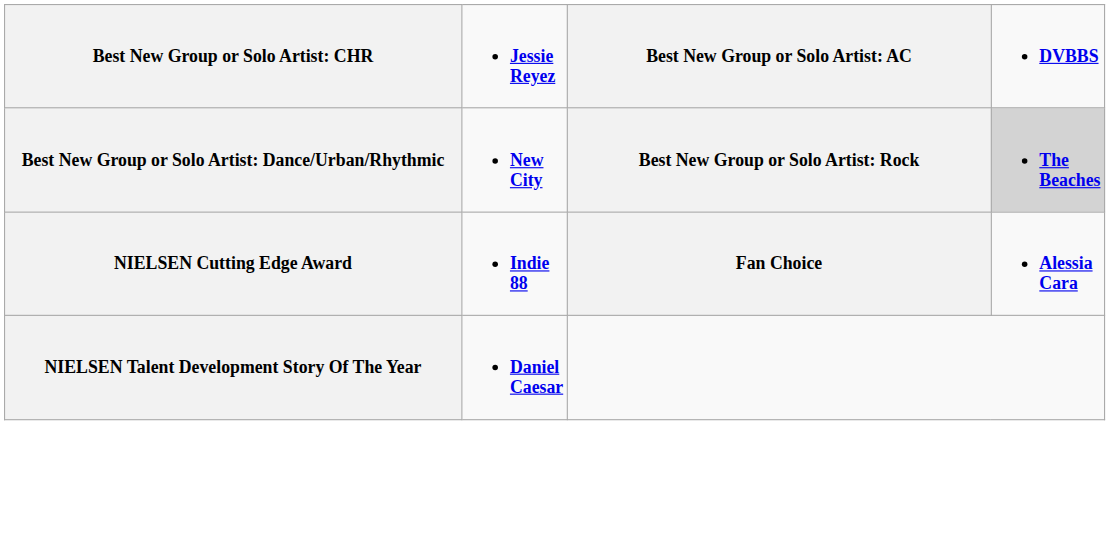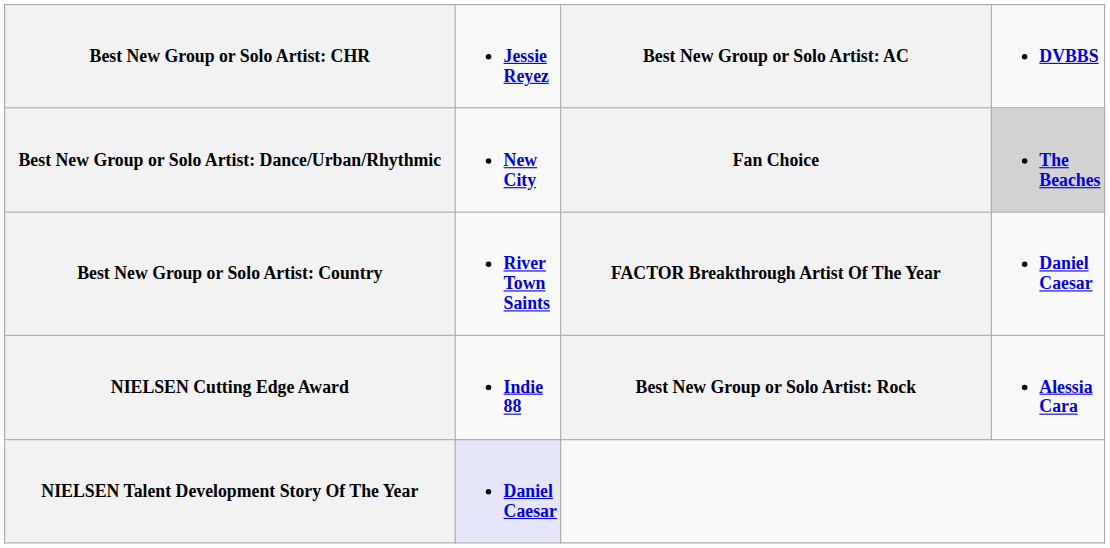(779, 159) Best New Group or Solo Artist: Rock -> (776, 159) Fan Choice
+ row: (230, 273)
(779, 263) Fan Choice -> (776, 387) Best New Group or Solo Artist: Rock
(514, 377) no background -> (508, 501) lavender background
